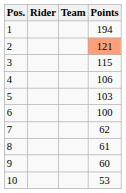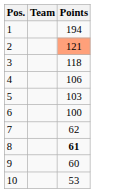- column: (43, 12)
(105, 63) 115 -> (74, 63) 118
(105, 146) normal -> (74, 146) bold
